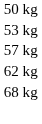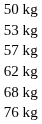+ row: (21, 112)
